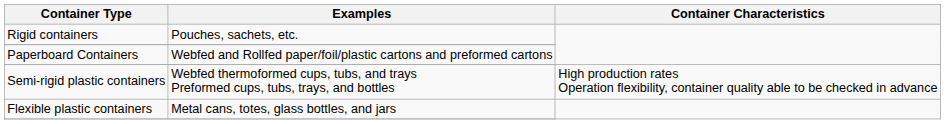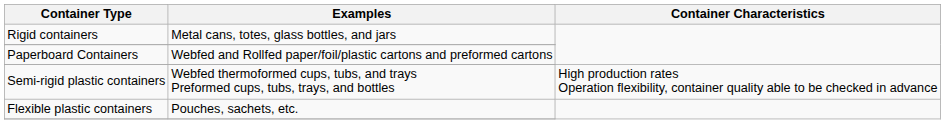(235, 34) Pouches, sachets, etc. -> (284, 34) Metal cans, totes, glass bottles, and jars
(284, 108) Metal cans, totes, glass bottles, and jars -> (235, 108) Pouches, sachets, etc.
